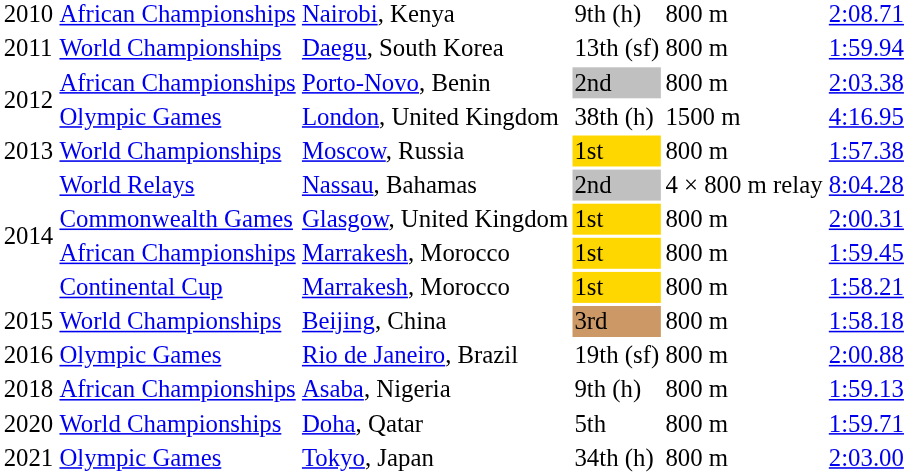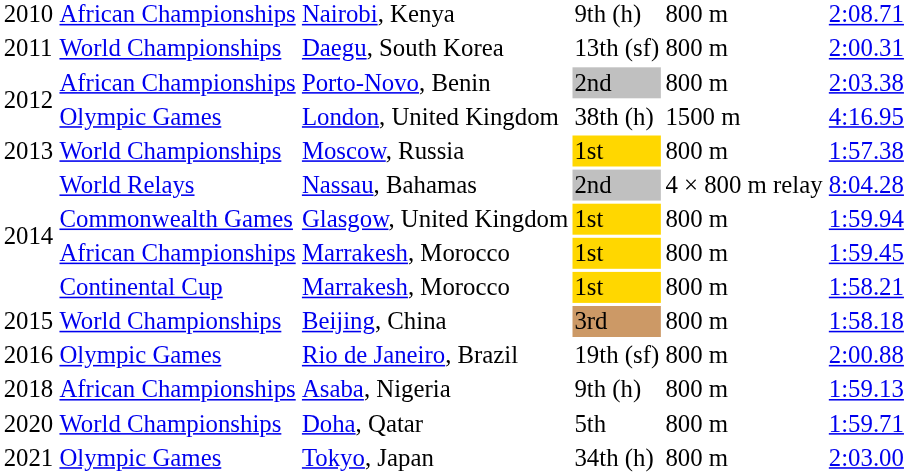(866, 48) 1:59.94 -> (866, 48) 2:00.31
(866, 218) 2:00.31 -> (866, 218) 1:59.94
